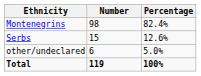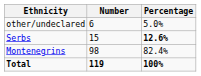rows swapped: (36, 24) <-> (46, 51)
(156, 38) normal -> (156, 38) bold
